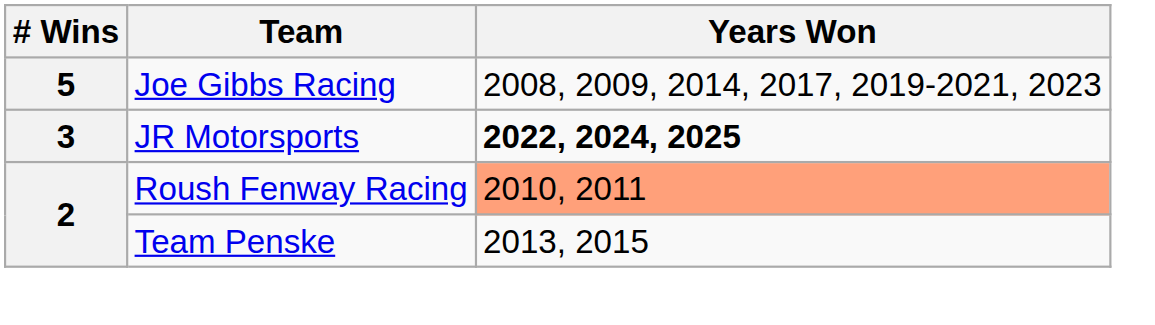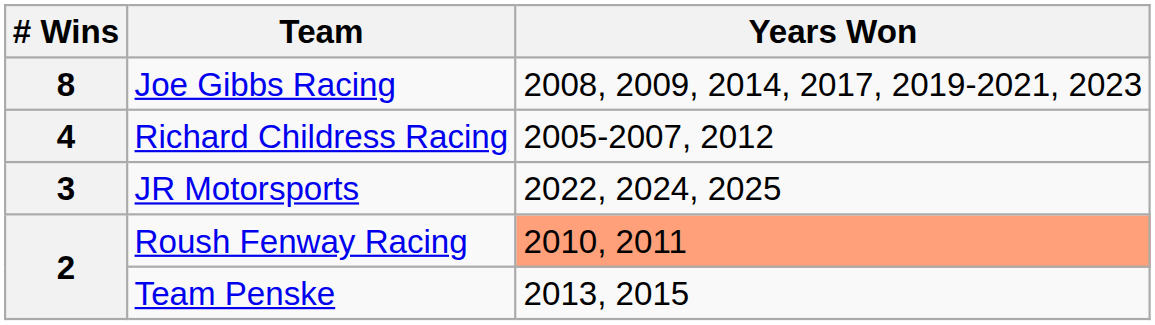(66, 84) 5 -> (66, 84) 8
+ row: (321, 136)
(612, 136) bold -> (652, 189) normal
